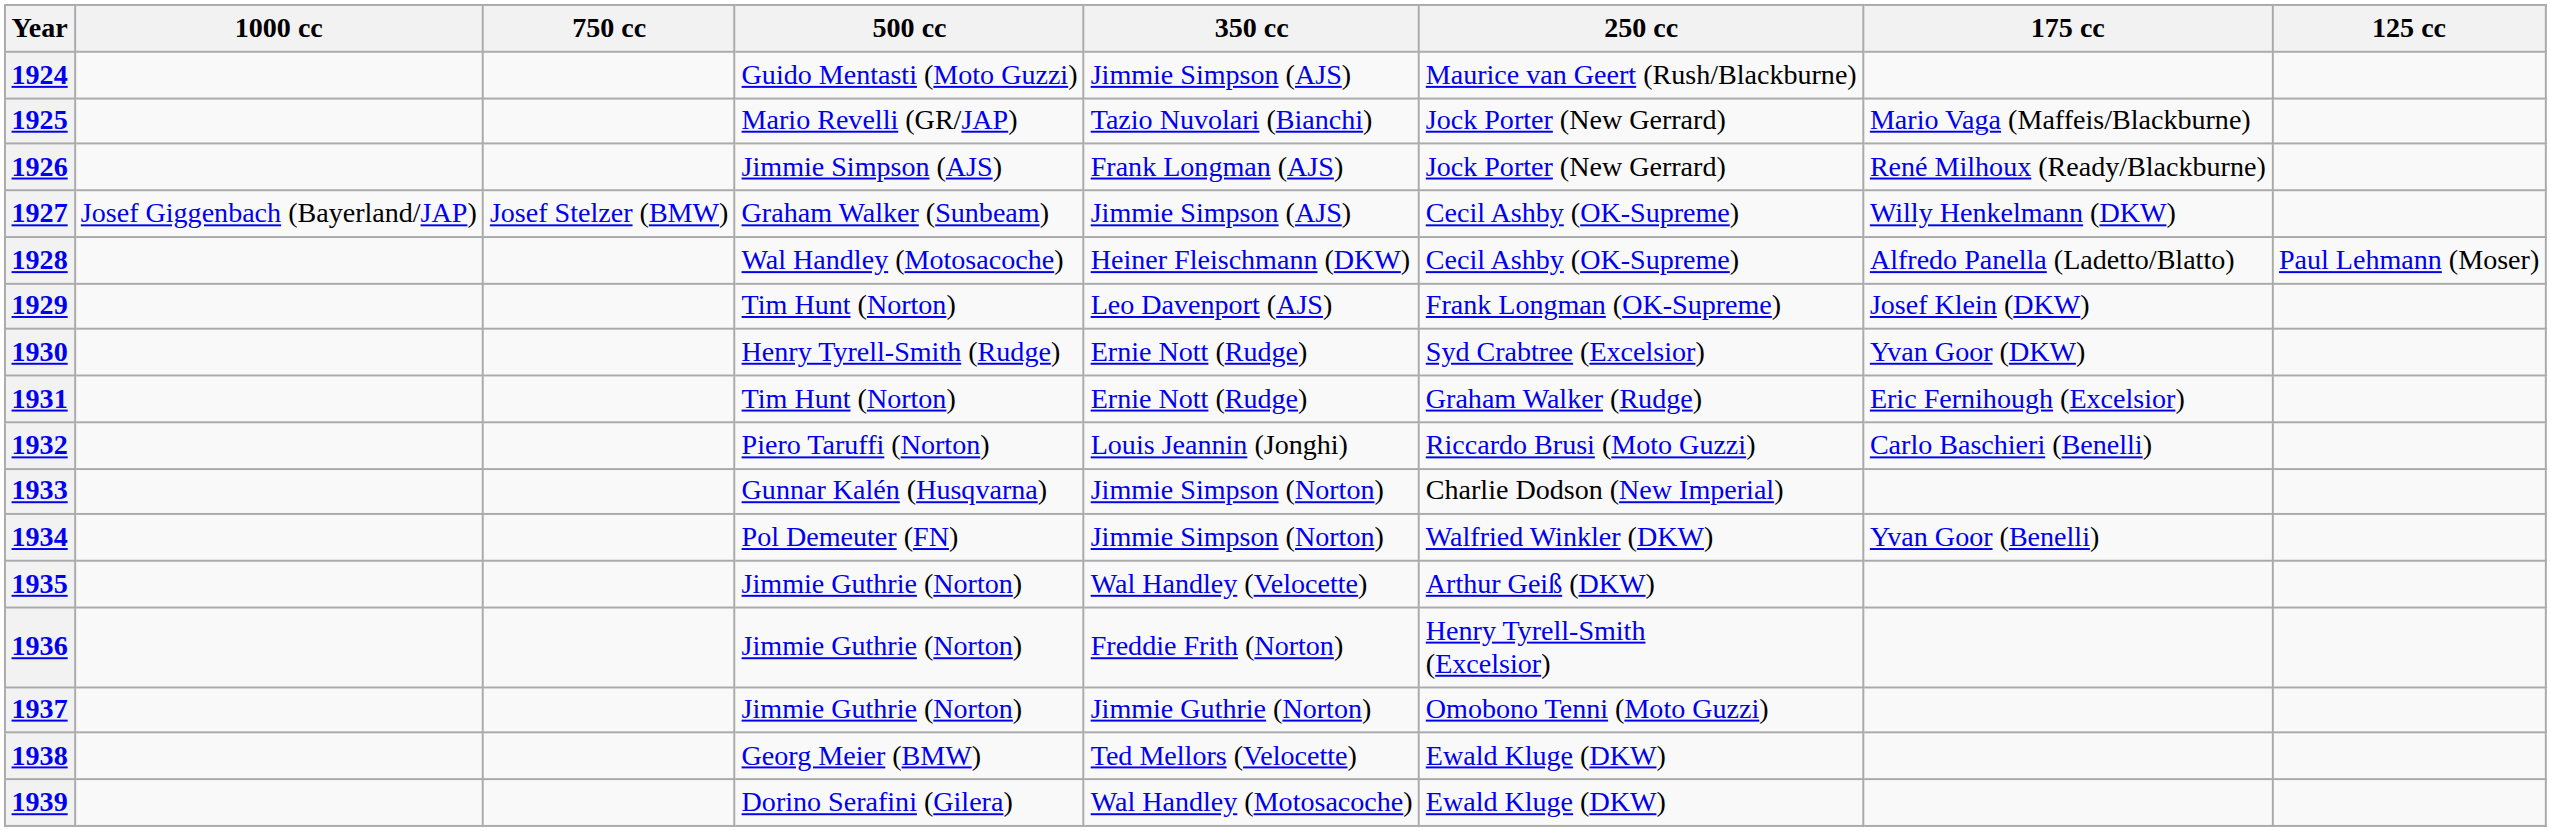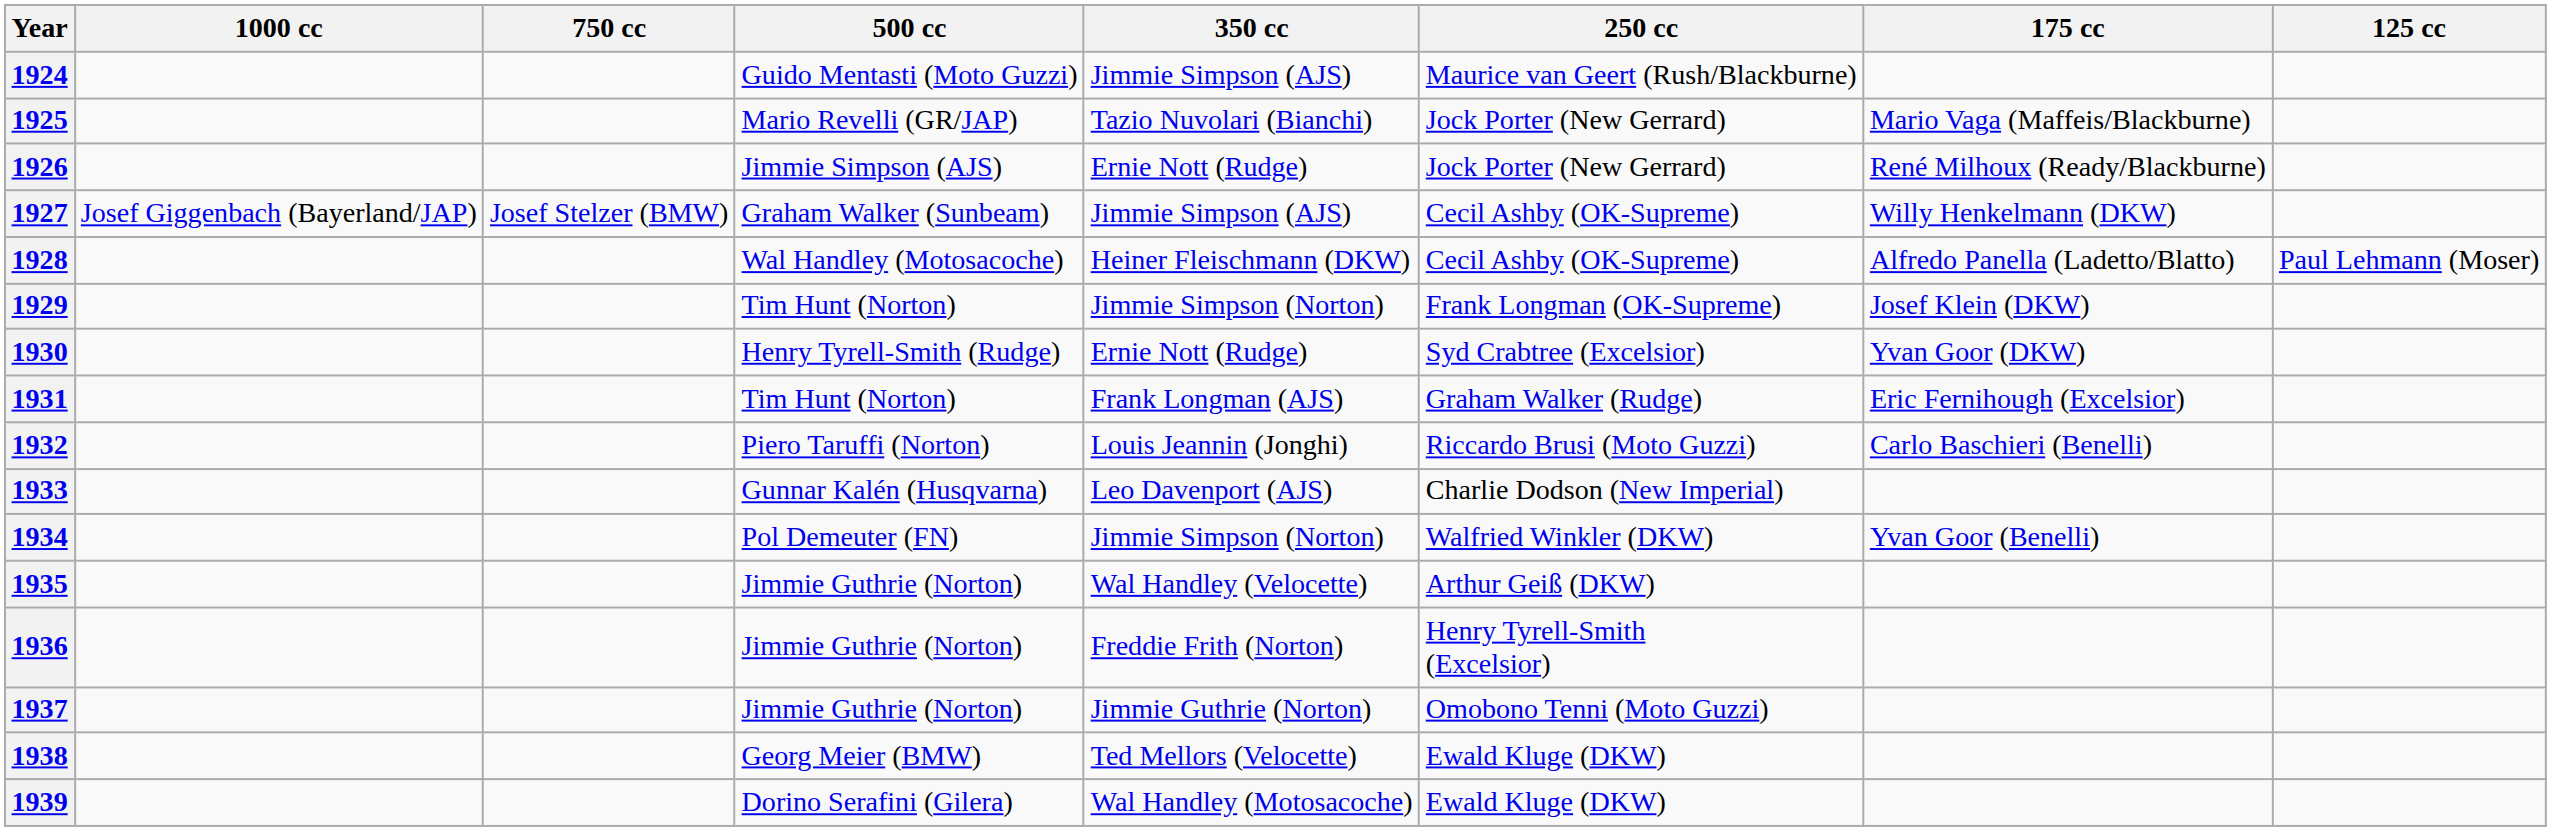(1217, 166) Frank Longman (AJS) -> (1199, 166) Ernie Nott (Rudge)
(1212, 305) Leo Davenport (AJS) -> (1237, 305) Jimmie Simpson (Norton)
(1199, 398) Ernie Nott (Rudge) -> (1217, 398) Frank Longman (AJS)
(1237, 491) Jimmie Simpson (Norton) -> (1212, 491) Leo Davenport (AJS)
